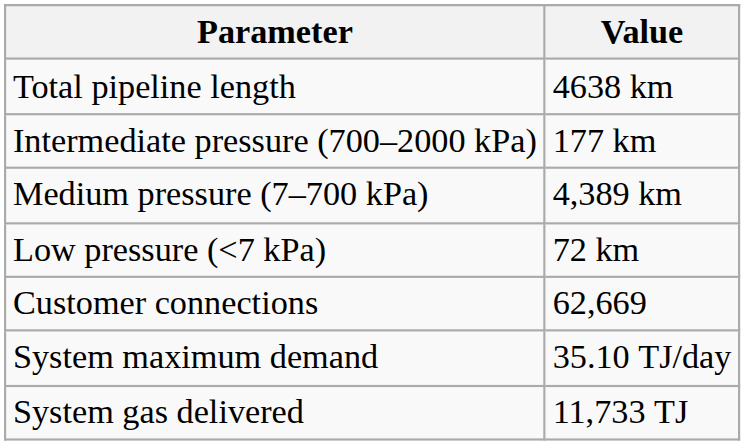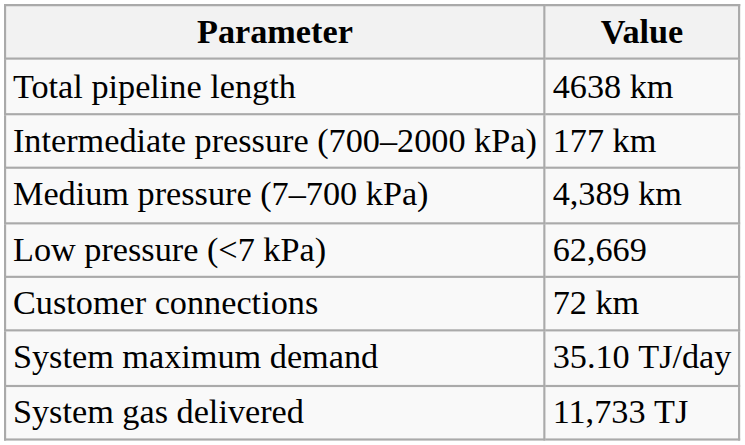(596, 248) 72 km -> (600, 248) 62,669
(600, 303) 62,669 -> (596, 303) 72 km
